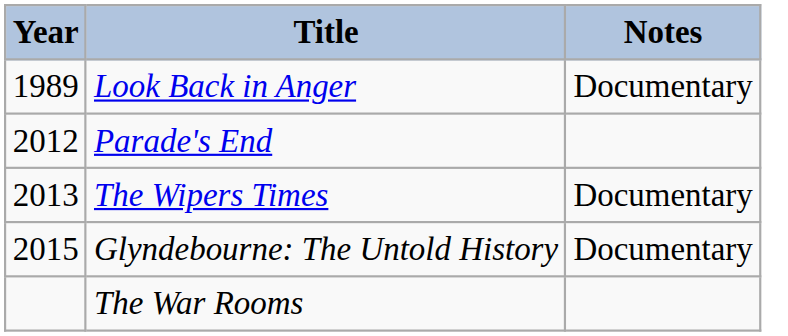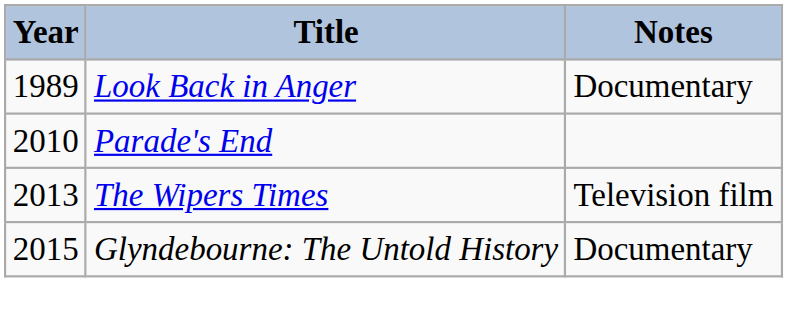(46, 140) 2012 -> (46, 140) 2010
(663, 195) Documentary -> (673, 195) Television film
- row: (199, 303)
